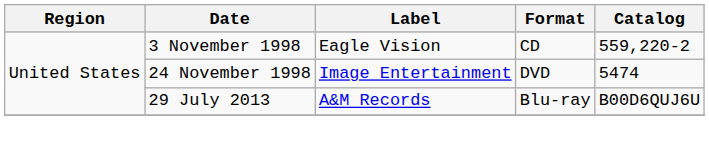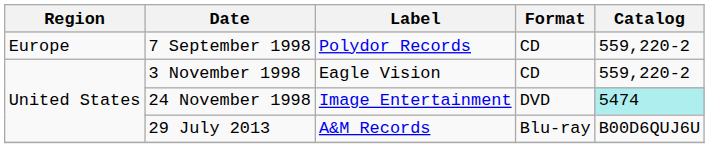+ row: (230, 46)
(619, 74) no background -> (619, 101) paleturquoise background
